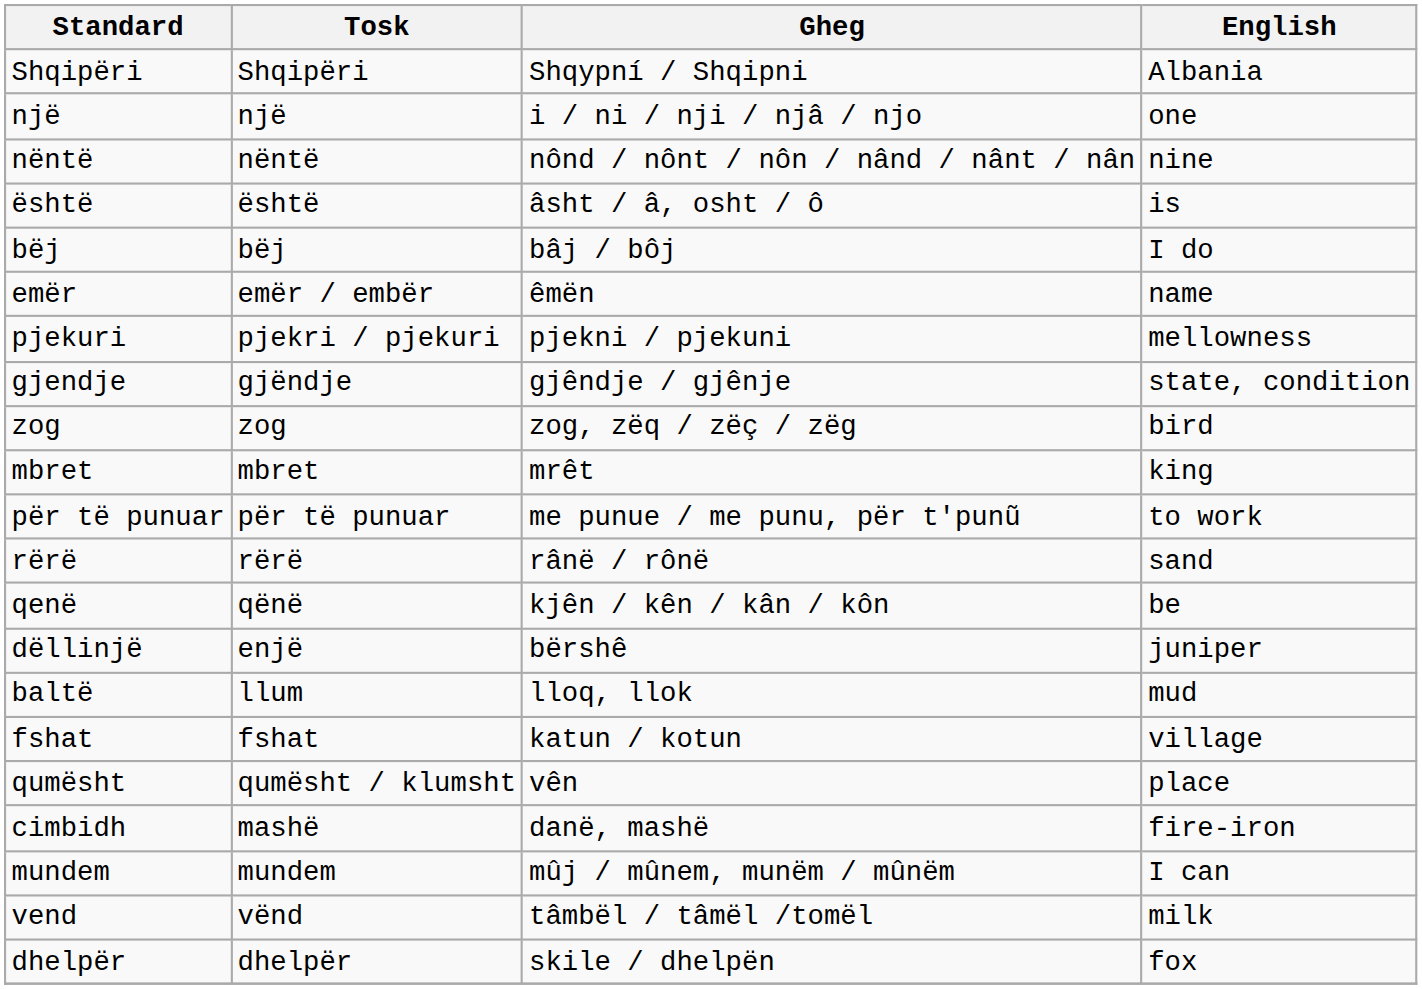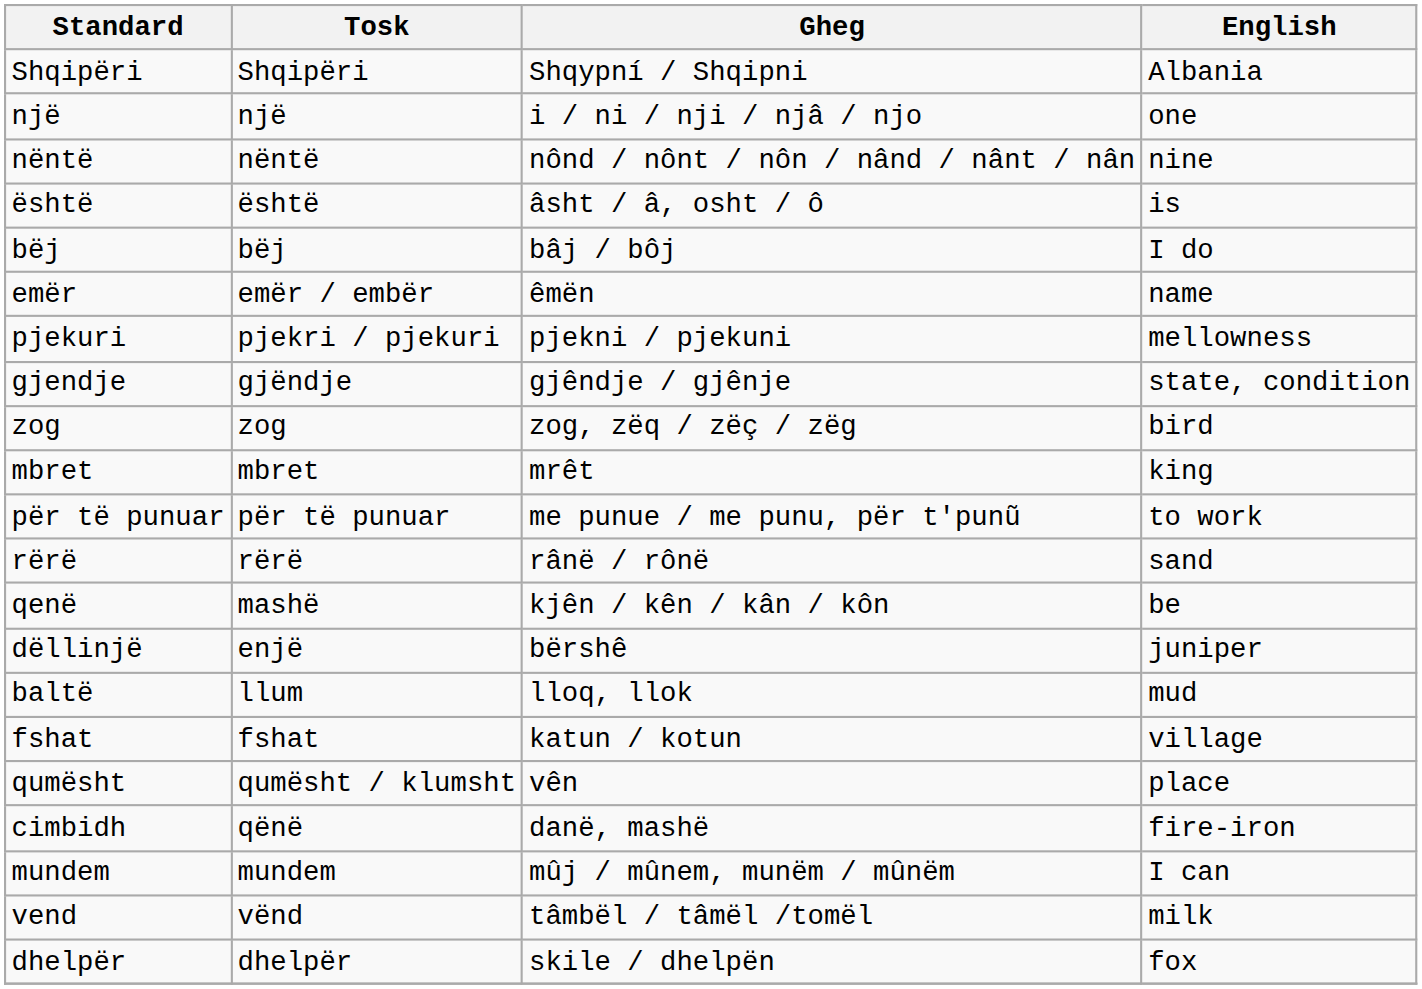(270, 606) qënë -> (278, 606) mashë
(278, 828) mashë -> (270, 828) qënë
